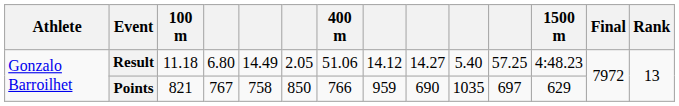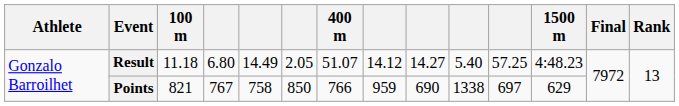(340, 62) 51.06 -> (340, 62) 51.07
(469, 88) 1035 -> (469, 88) 1338
